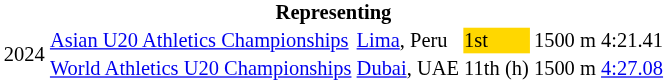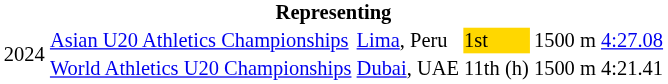(632, 40) 4:21.41 -> (632, 40) 4:27.08
(632, 68) 4:27.08 -> (632, 68) 4:21.41
